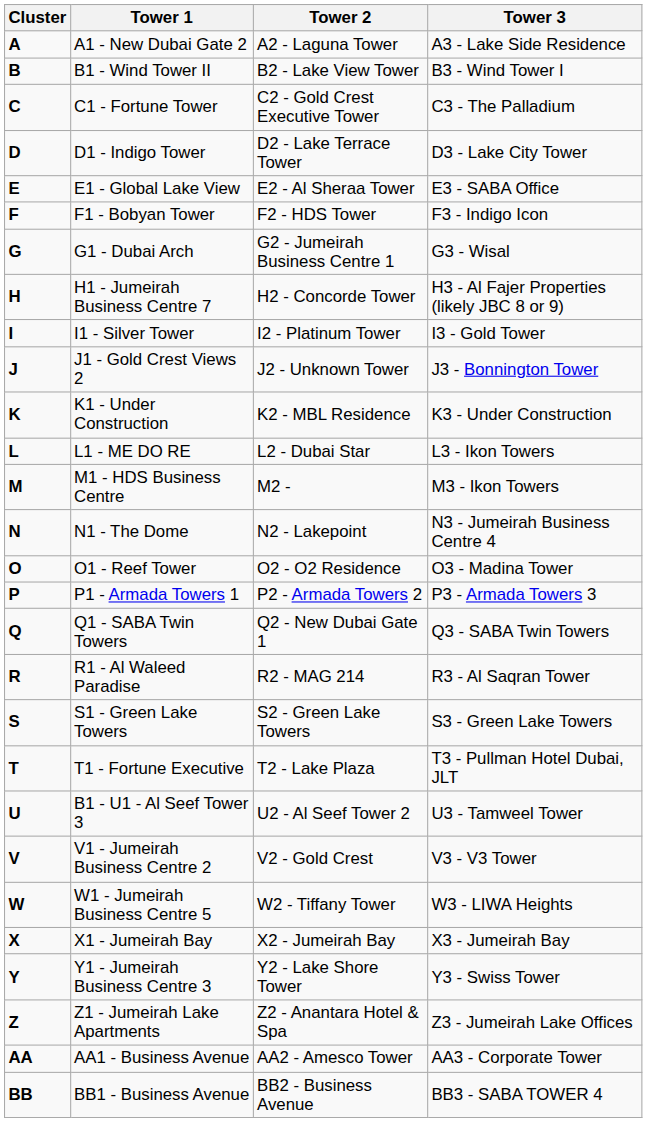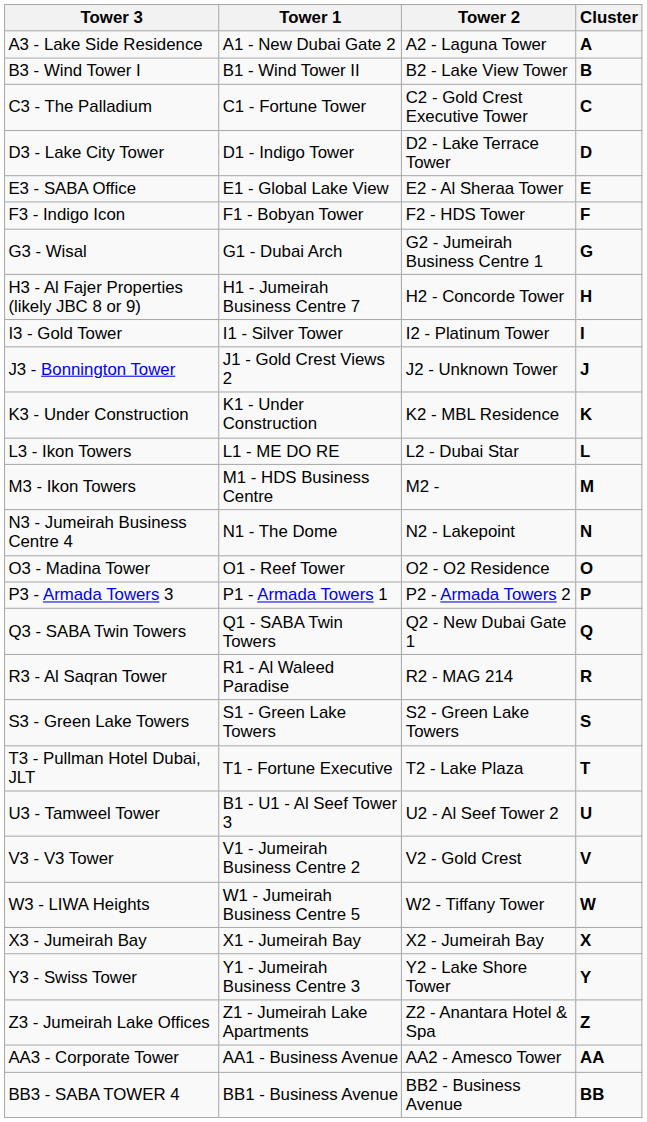columns swapped: (37, 17) <-> (535, 17)
